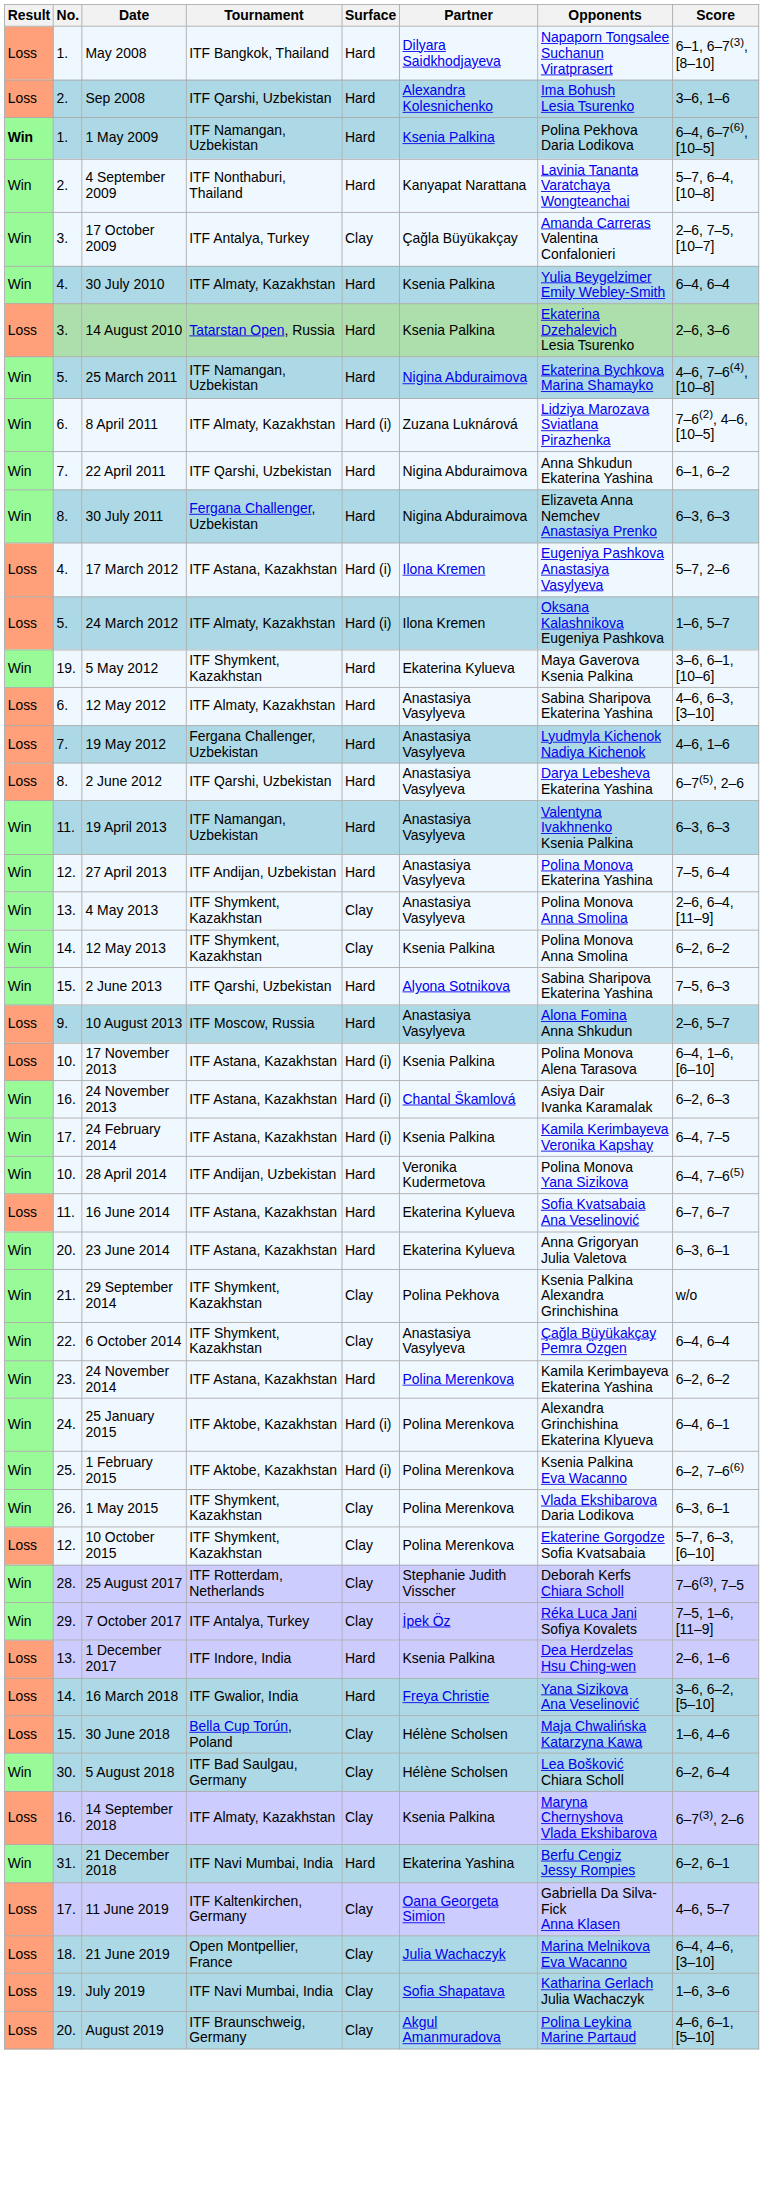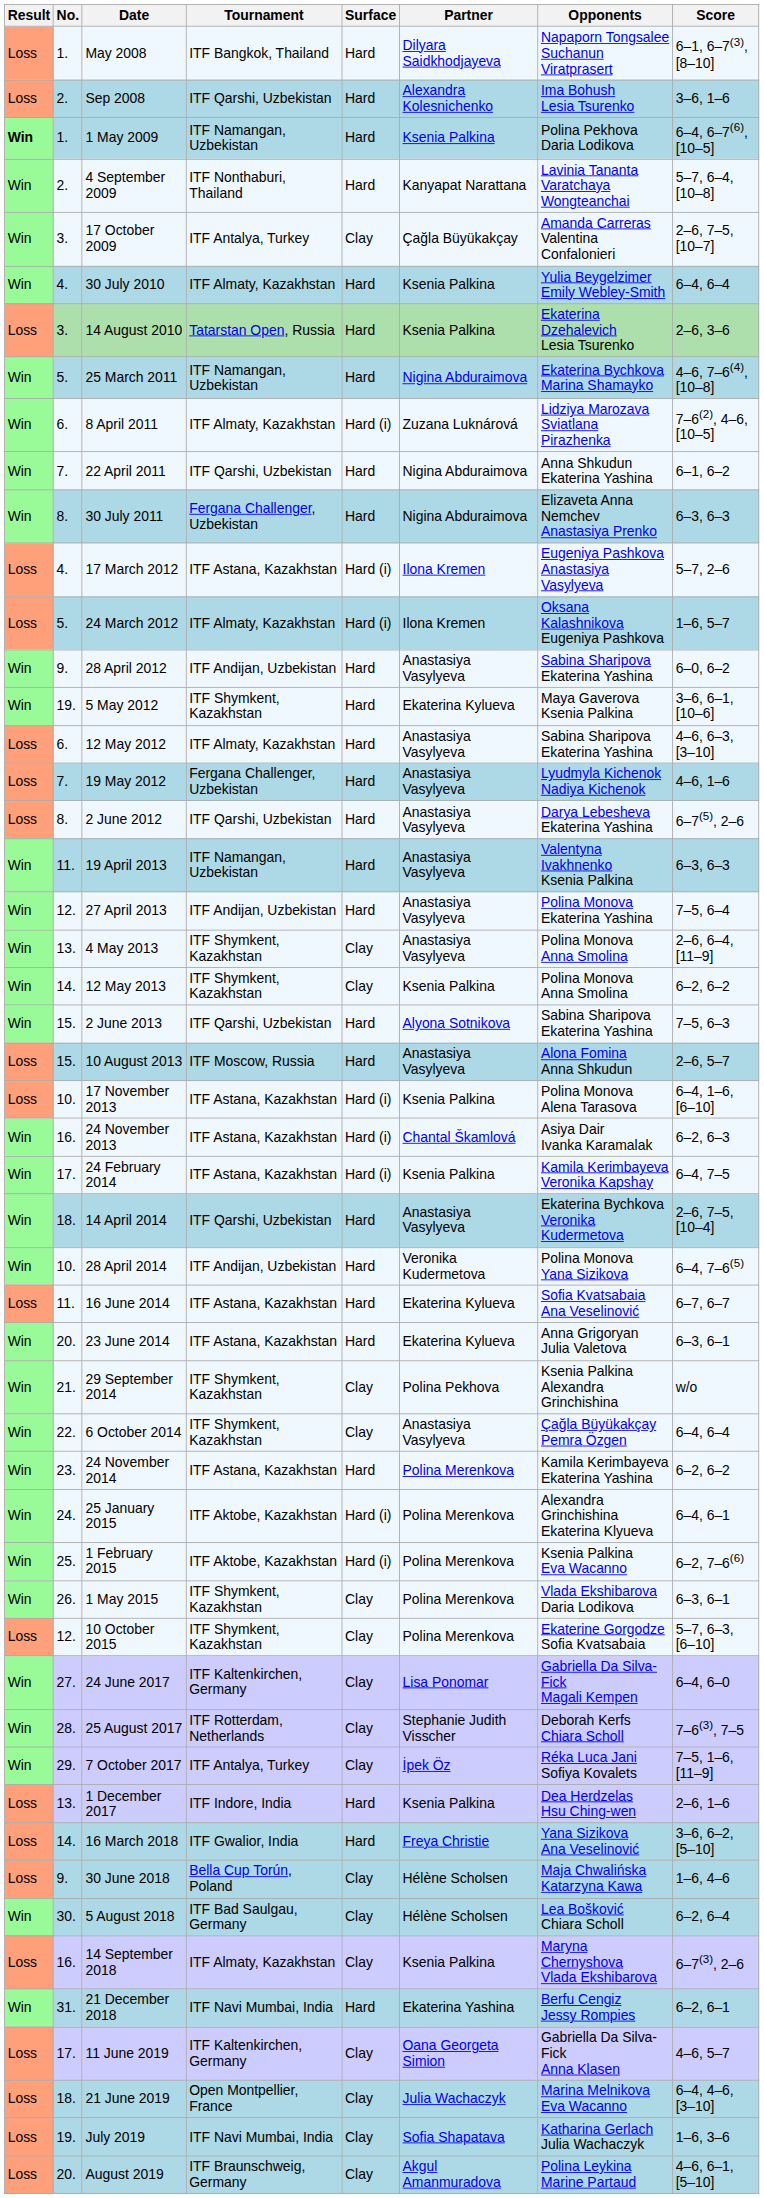+ row: (126, 668)
(62, 1024) 9. -> (66, 1061) 15.
+ row: (126, 1220)
+ row: (128, 1682)
(66, 1734) 15. -> (62, 1879) 9.
